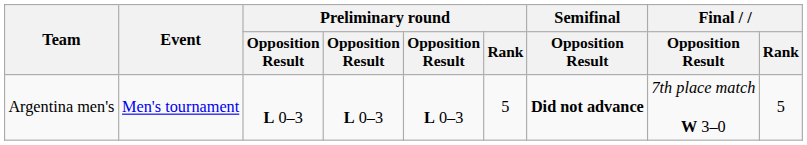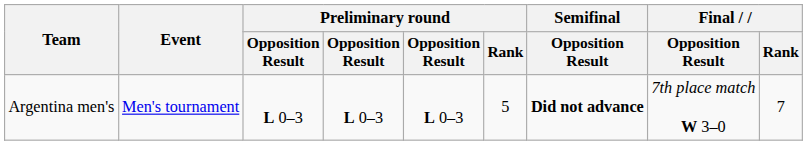(781, 107) 5 -> (781, 107) 7
